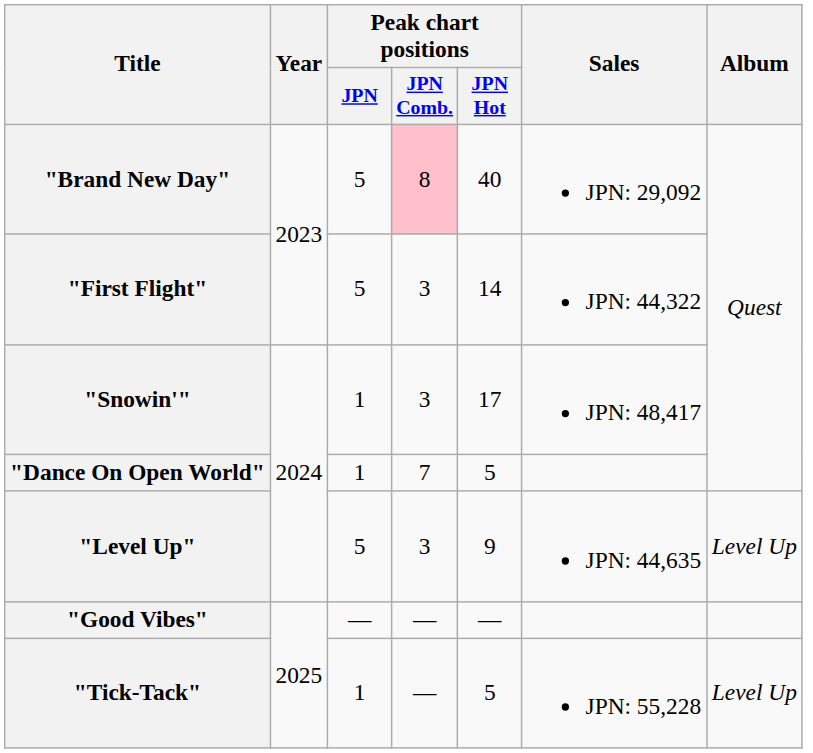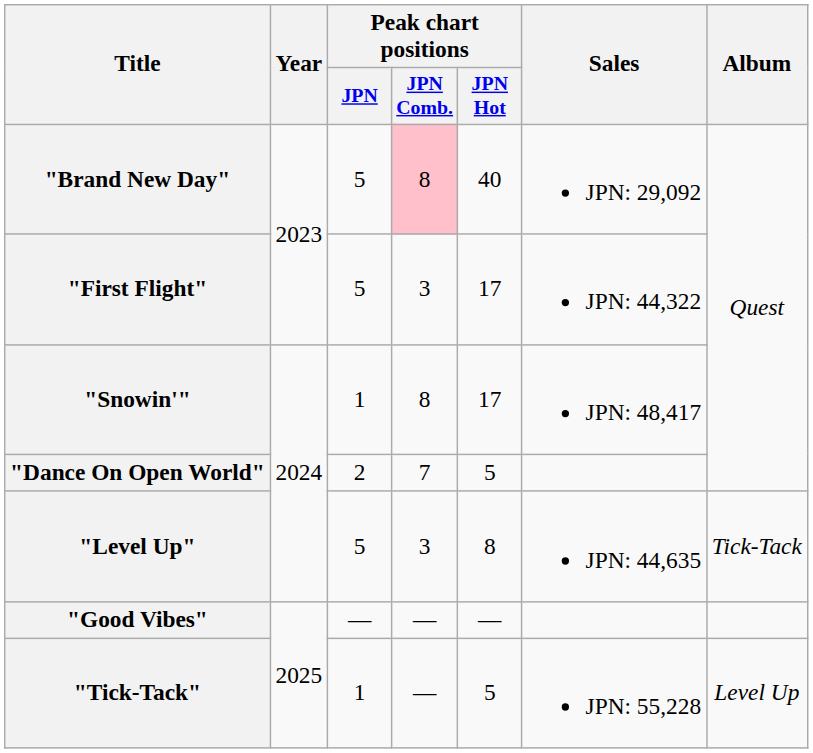(490, 289) 14 -> (490, 289) 17
(425, 399) 3 -> (425, 399) 8
(360, 472) 1 -> (360, 472) 2
(490, 546) 9 -> (490, 546) 8
(754, 546) Level Up -> (757, 546) Tick-Tack
